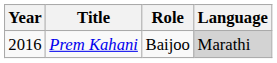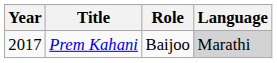(25, 44) 2016 -> (25, 44) 2017
